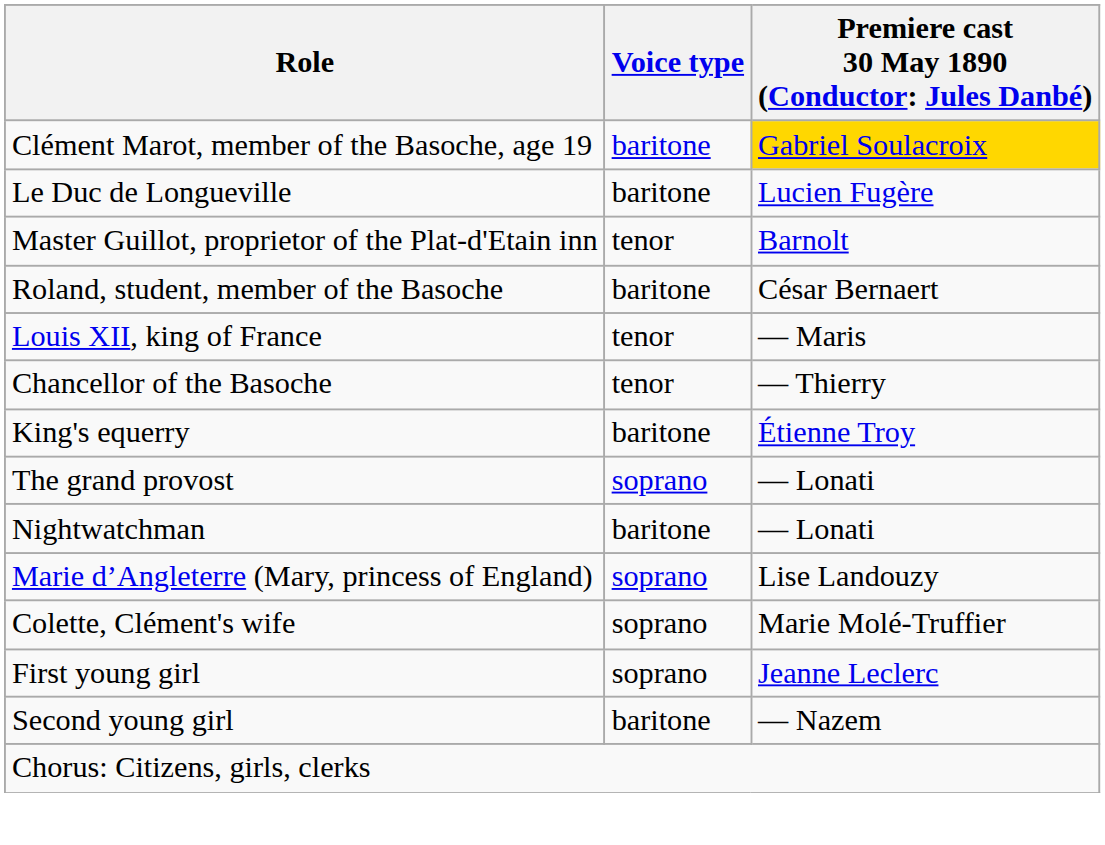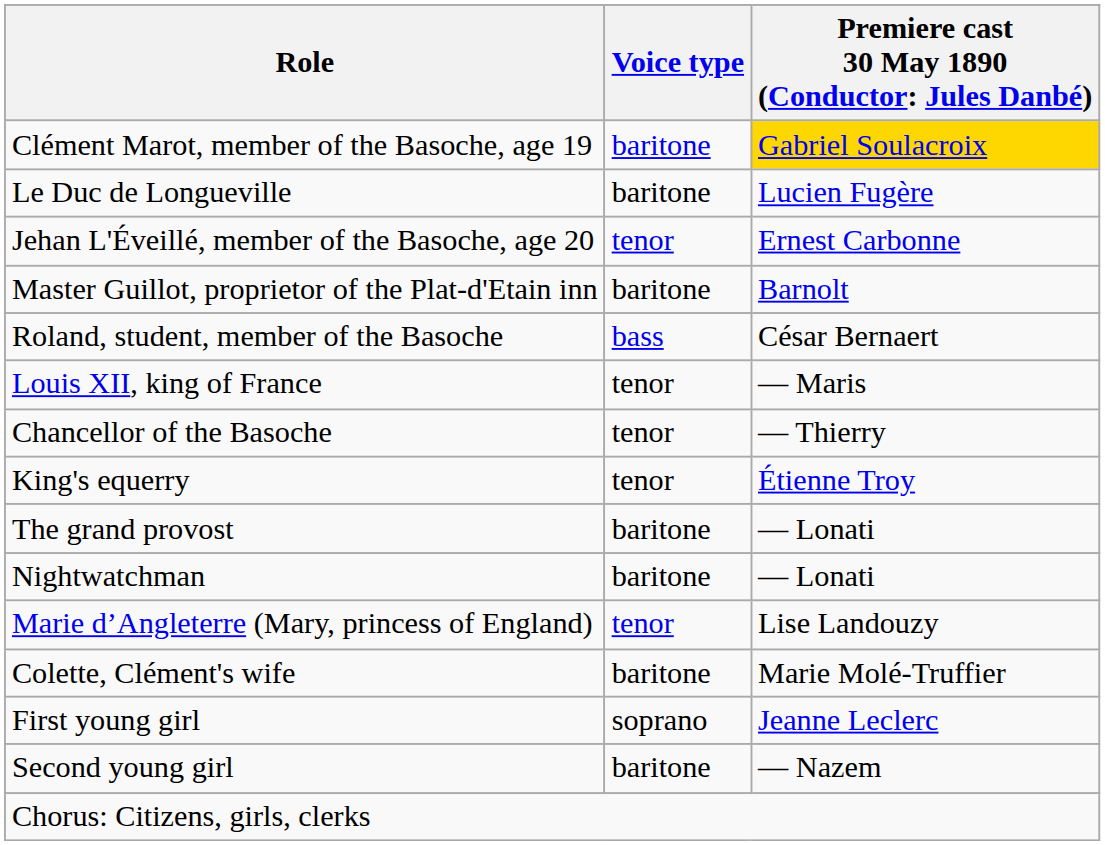+ row: (303, 240)
(643, 240) tenor -> (661, 288) baritone
(661, 288) baritone -> (638, 336) bass
(661, 432) baritone -> (643, 480) tenor
(660, 480) soprano -> (661, 528) baritone
(660, 576) soprano -> (643, 624) tenor
(660, 624) soprano -> (661, 672) baritone
